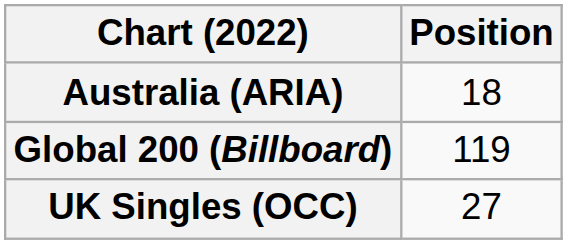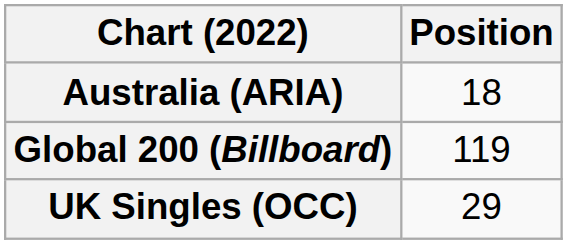(481, 207) 27 -> (481, 207) 29
